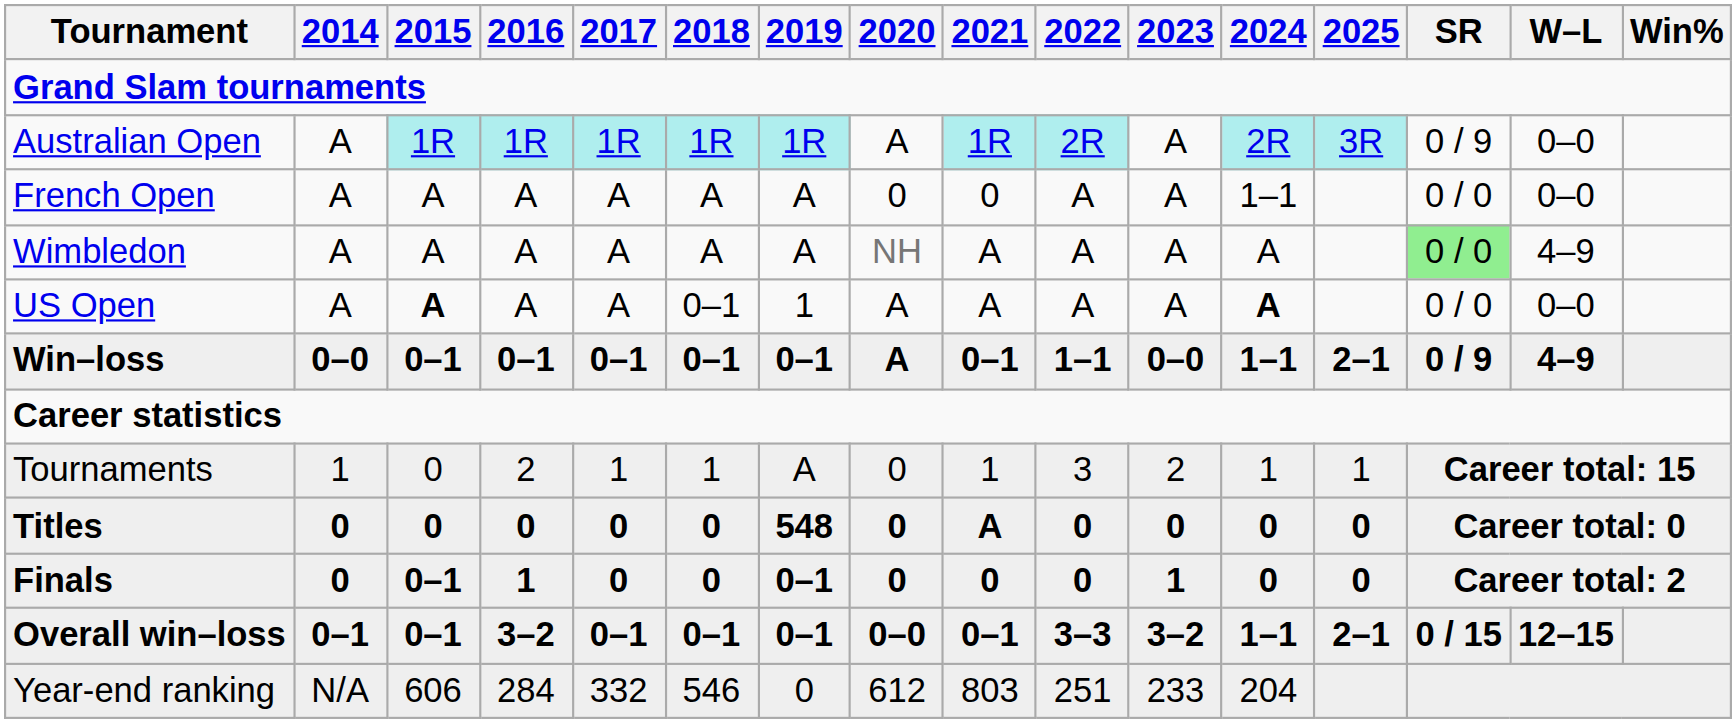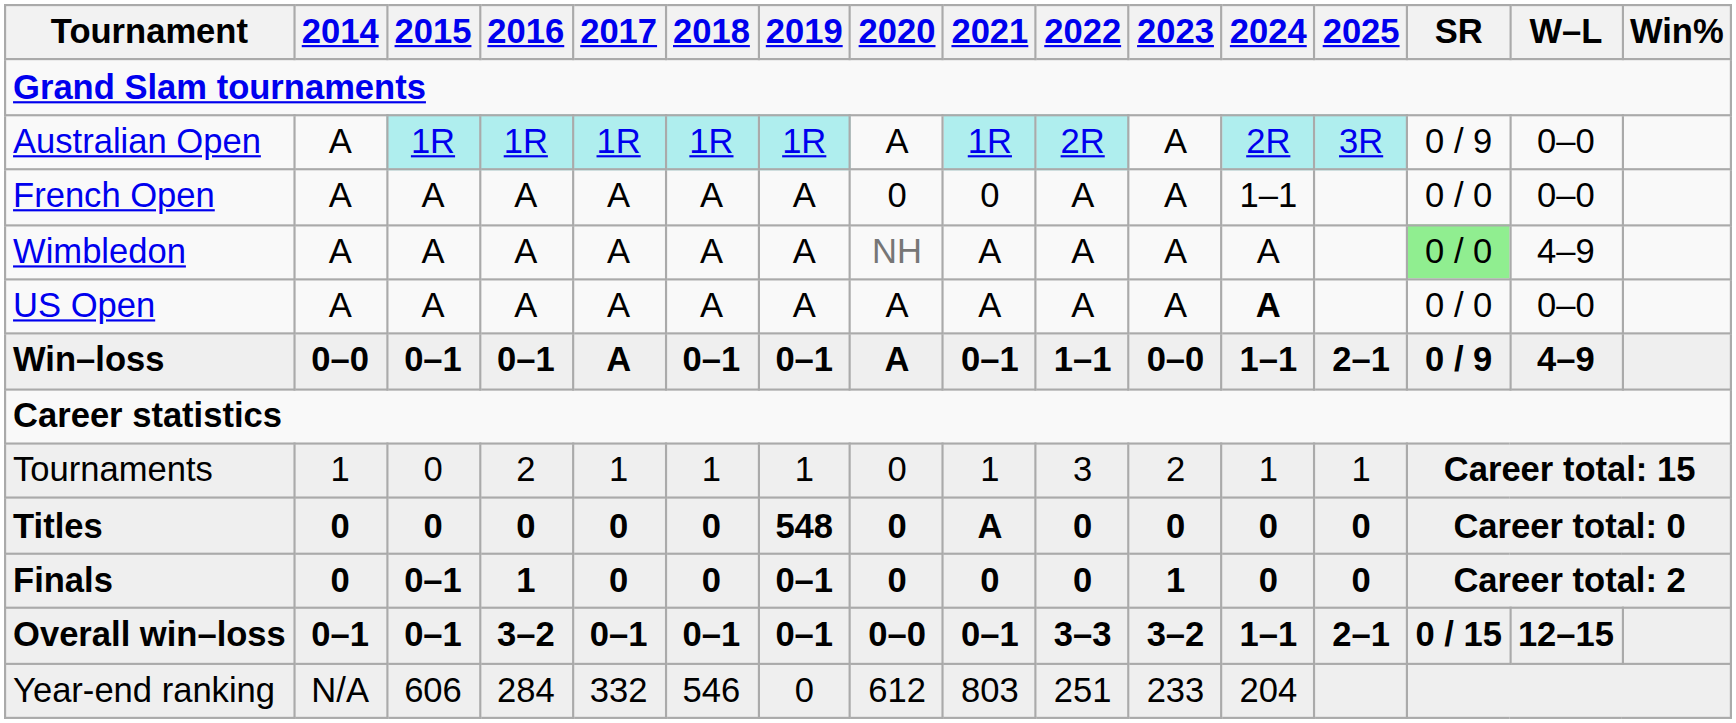(433, 305) bold -> (433, 305) normal
(711, 305) 0–1 -> (711, 305) A
(804, 305) 1 -> (804, 305) A
(619, 360) 0–1 -> (619, 360) A
(804, 470) A -> (804, 470) 1
